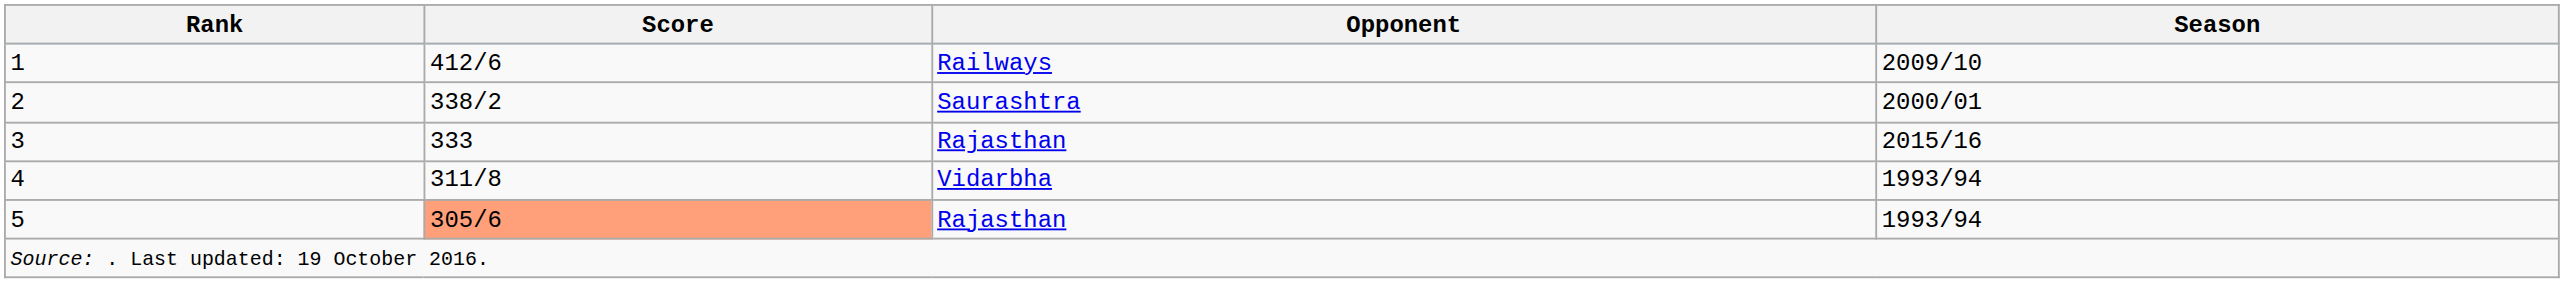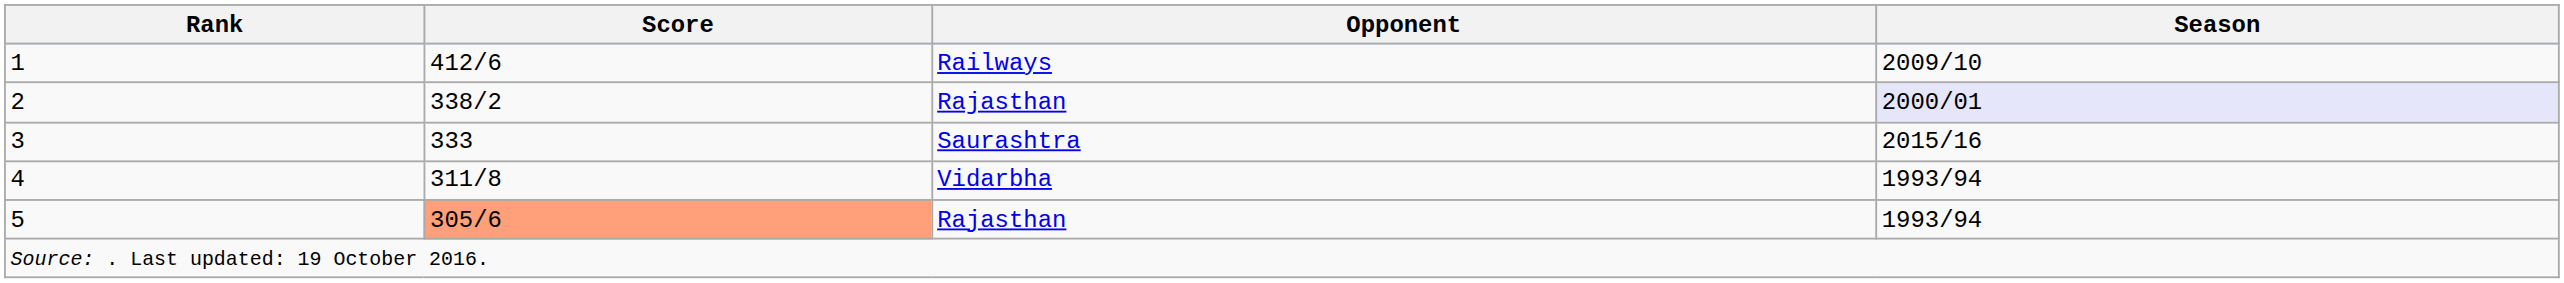(1009, 102) Saurashtra -> (1002, 102) Rajasthan
(1932, 102) no background -> (1932, 102) lavender background
(1002, 141) Rajasthan -> (1009, 141) Saurashtra
